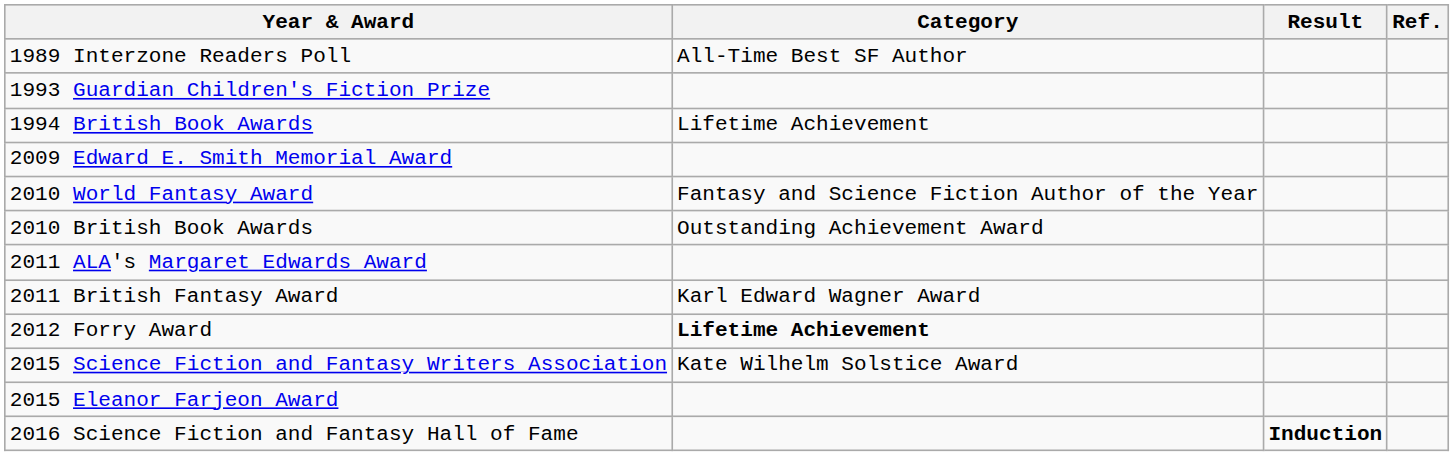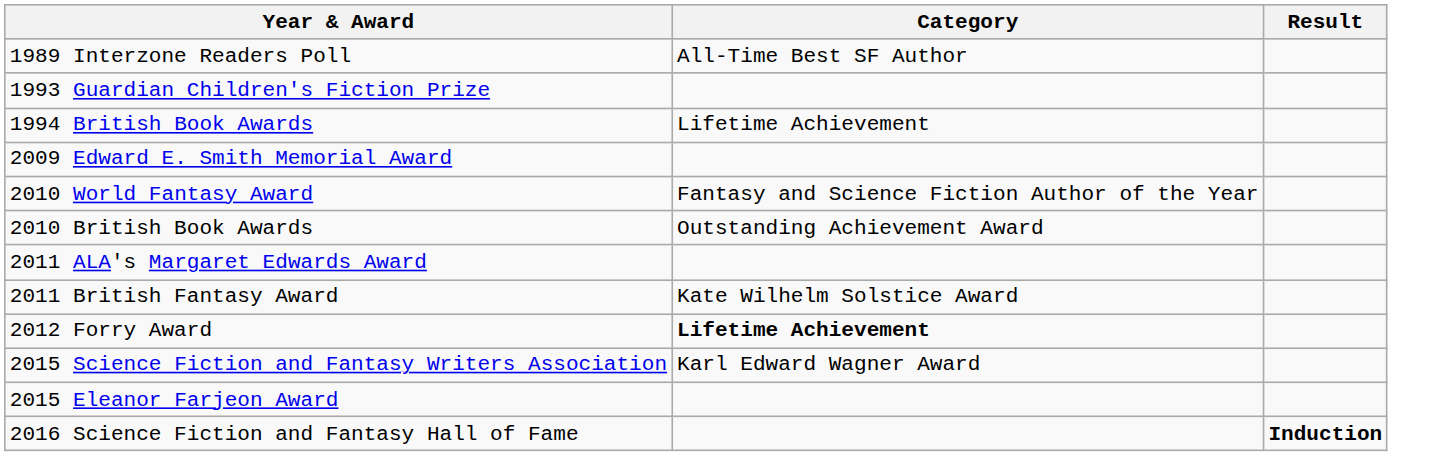- column: (1418, 22)
(829, 297) Karl Edward Wagner Award -> (848, 297) Kate Wilhelm Solstice Award
(848, 365) Kate Wilhelm Solstice Award -> (829, 365) Karl Edward Wagner Award
